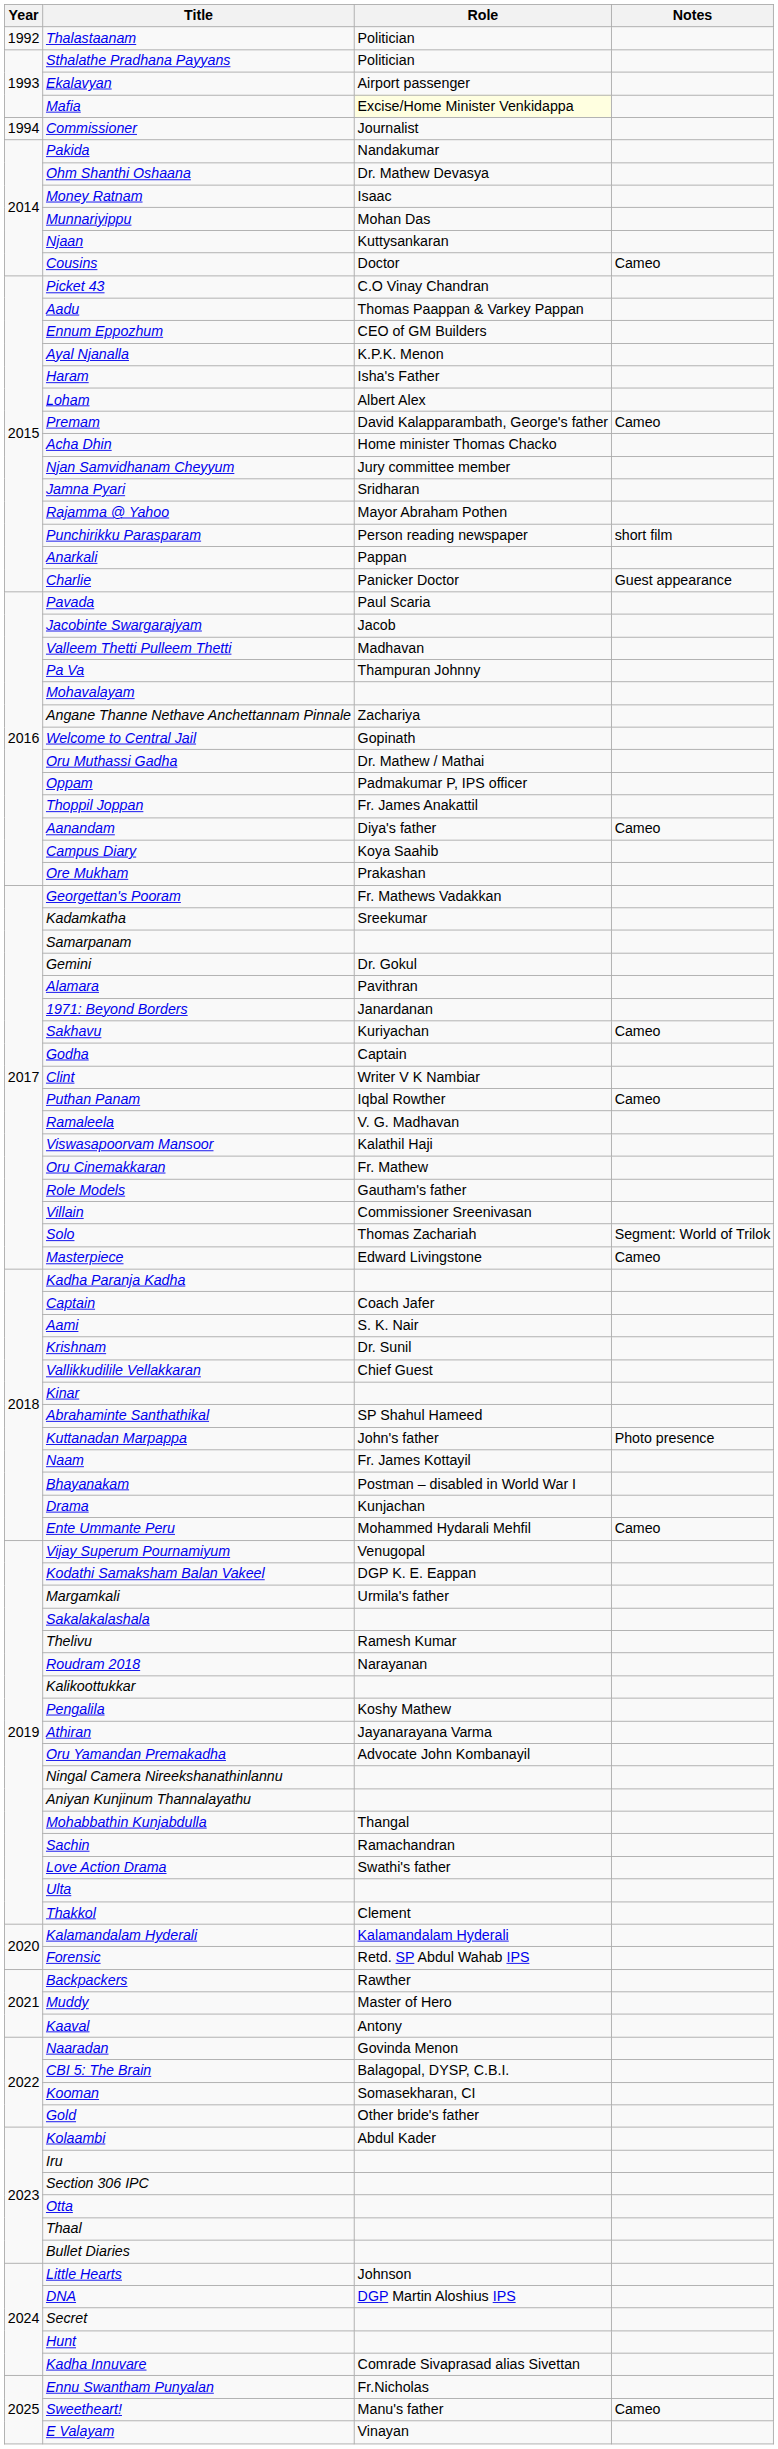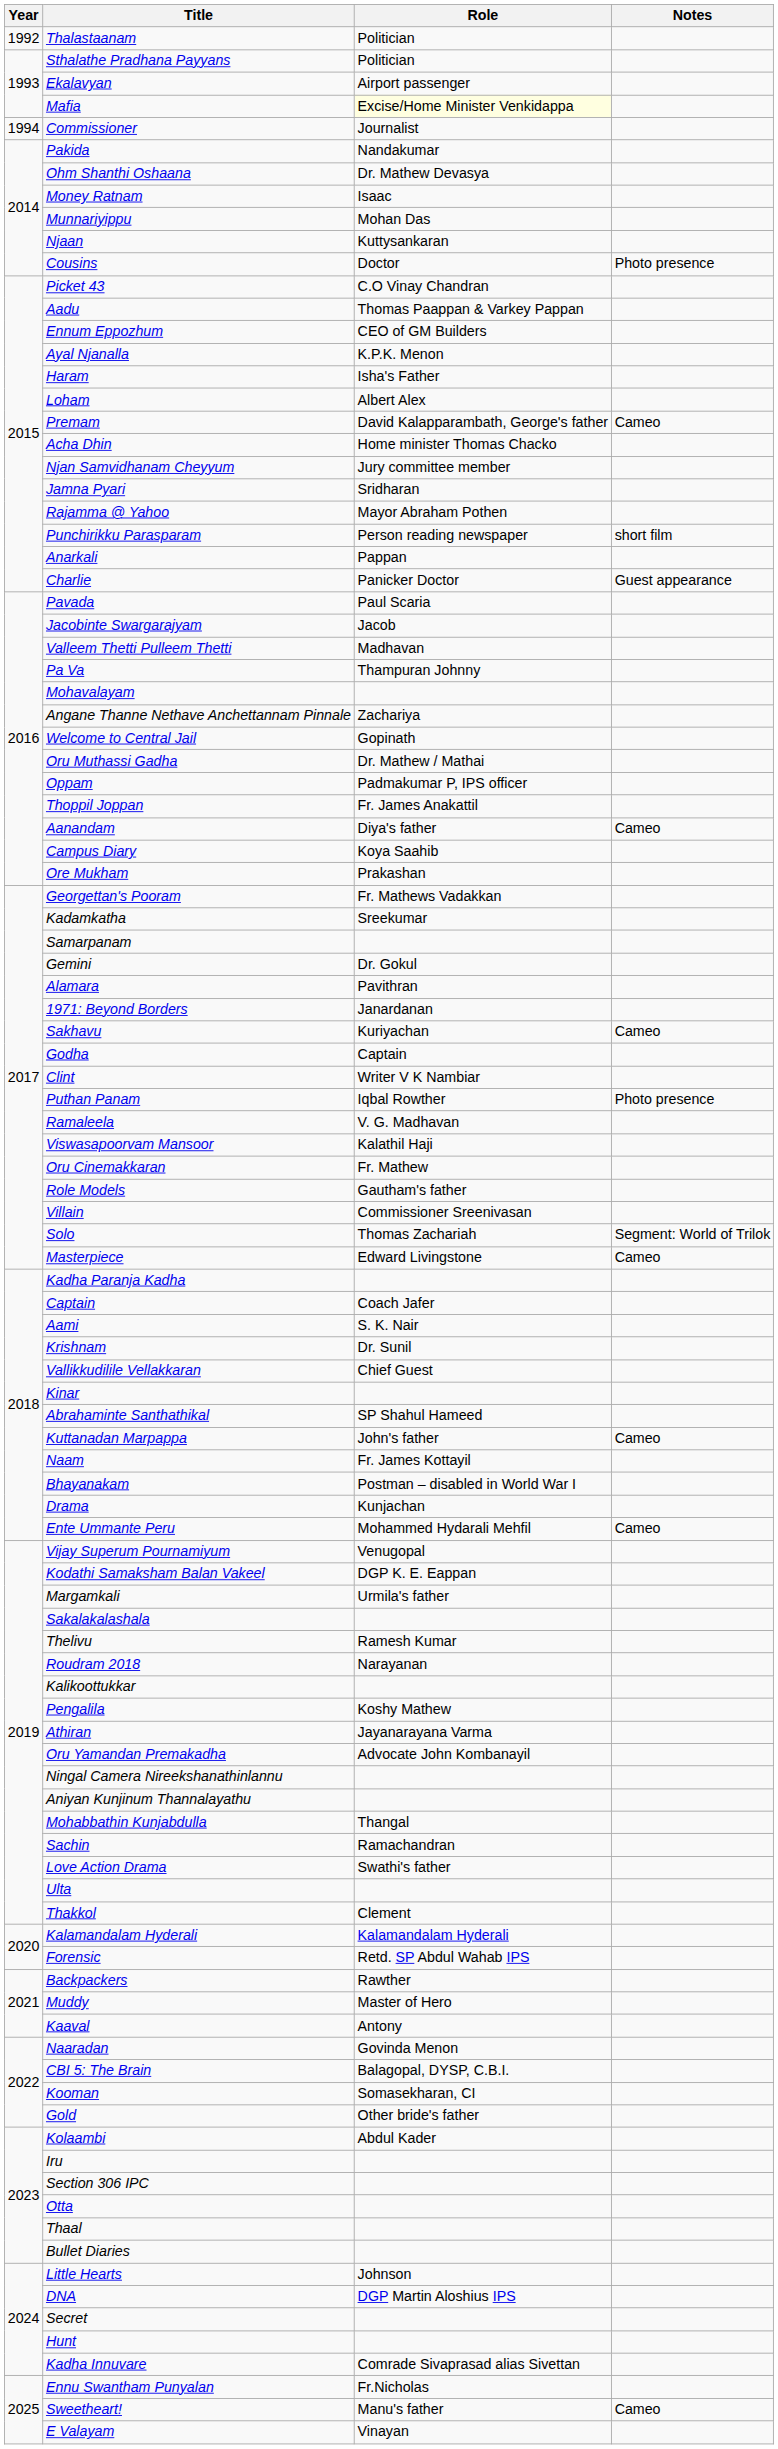(638, 264) Cameo -> (665, 264) Photo presence
(638, 1099) Cameo -> (665, 1099) Photo presence
(665, 1438) Photo presence -> (638, 1438) Cameo
